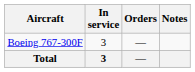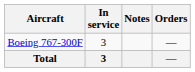columns swapped: (141, 19) <-> (175, 19)
